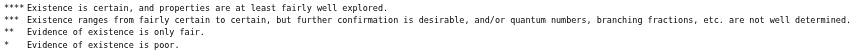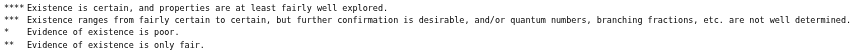rows swapped: (116, 33) <-> (103, 45)
